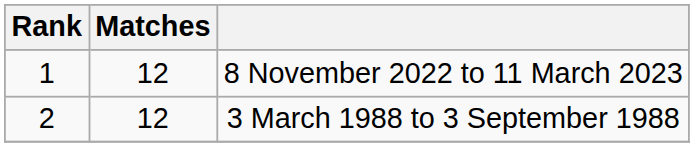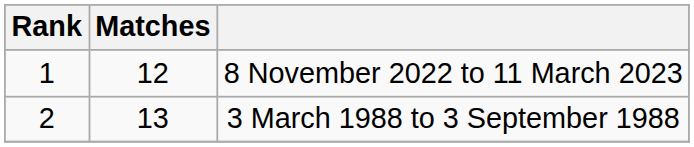(153, 118) 12 -> (153, 118) 13
